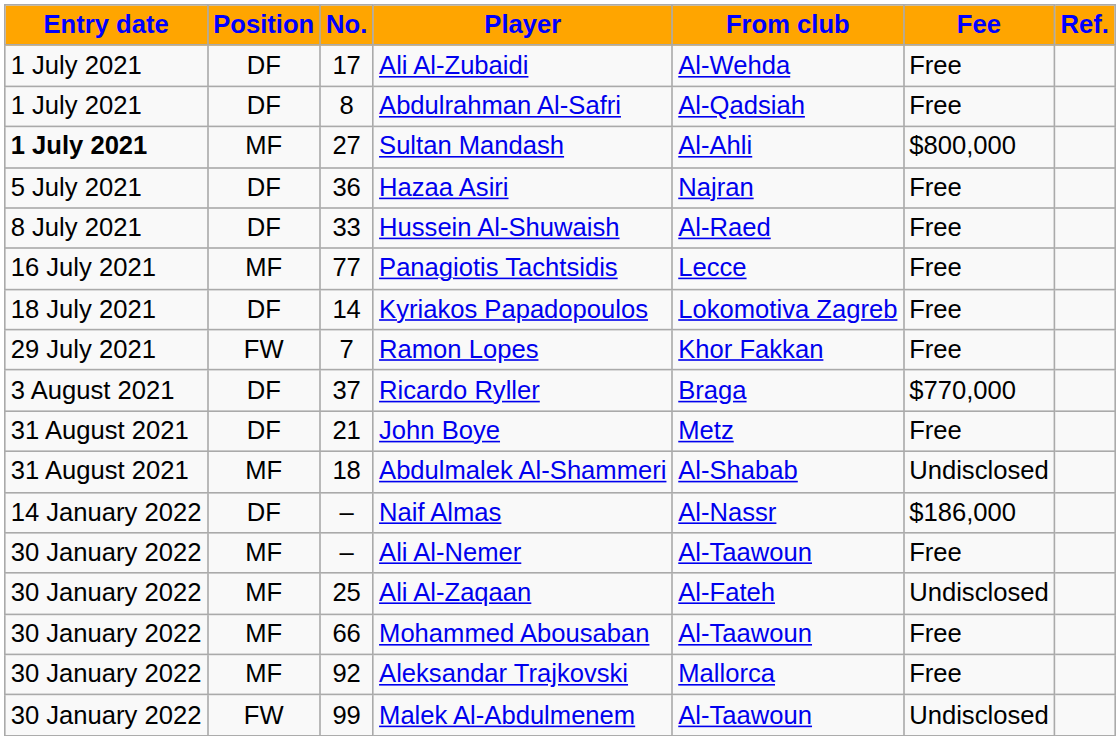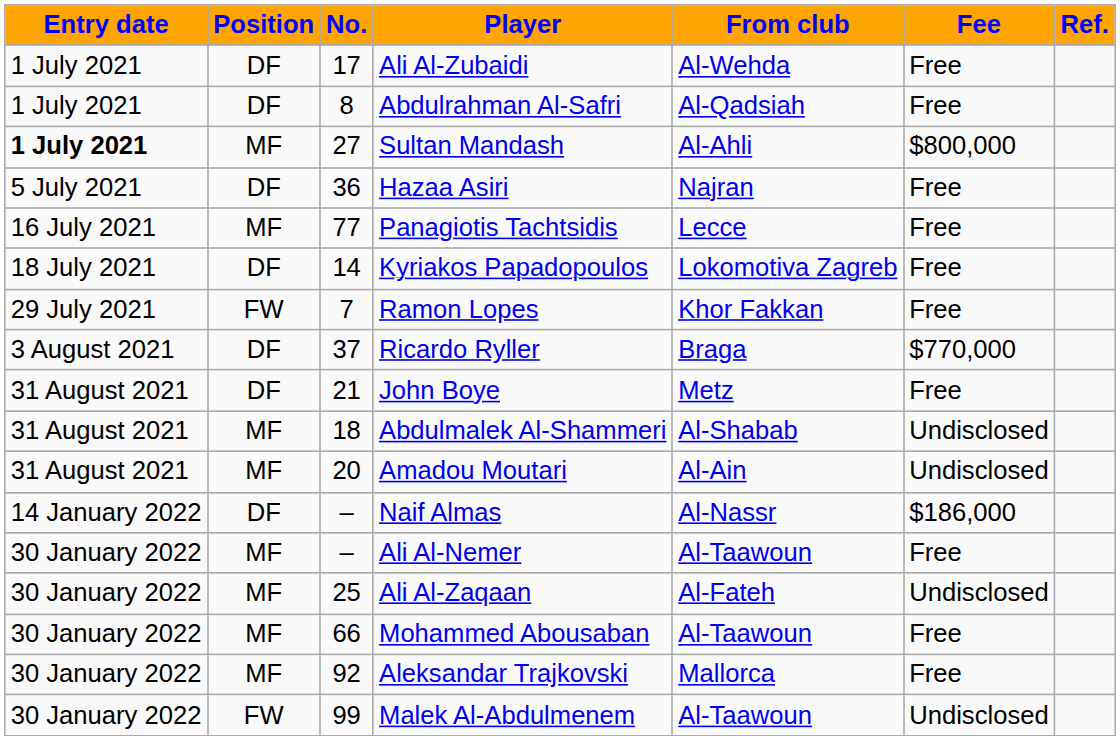- row: (499, 227)
+ row: (473, 471)
